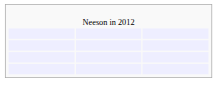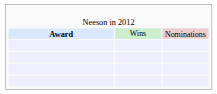+ row: (61, 34)
